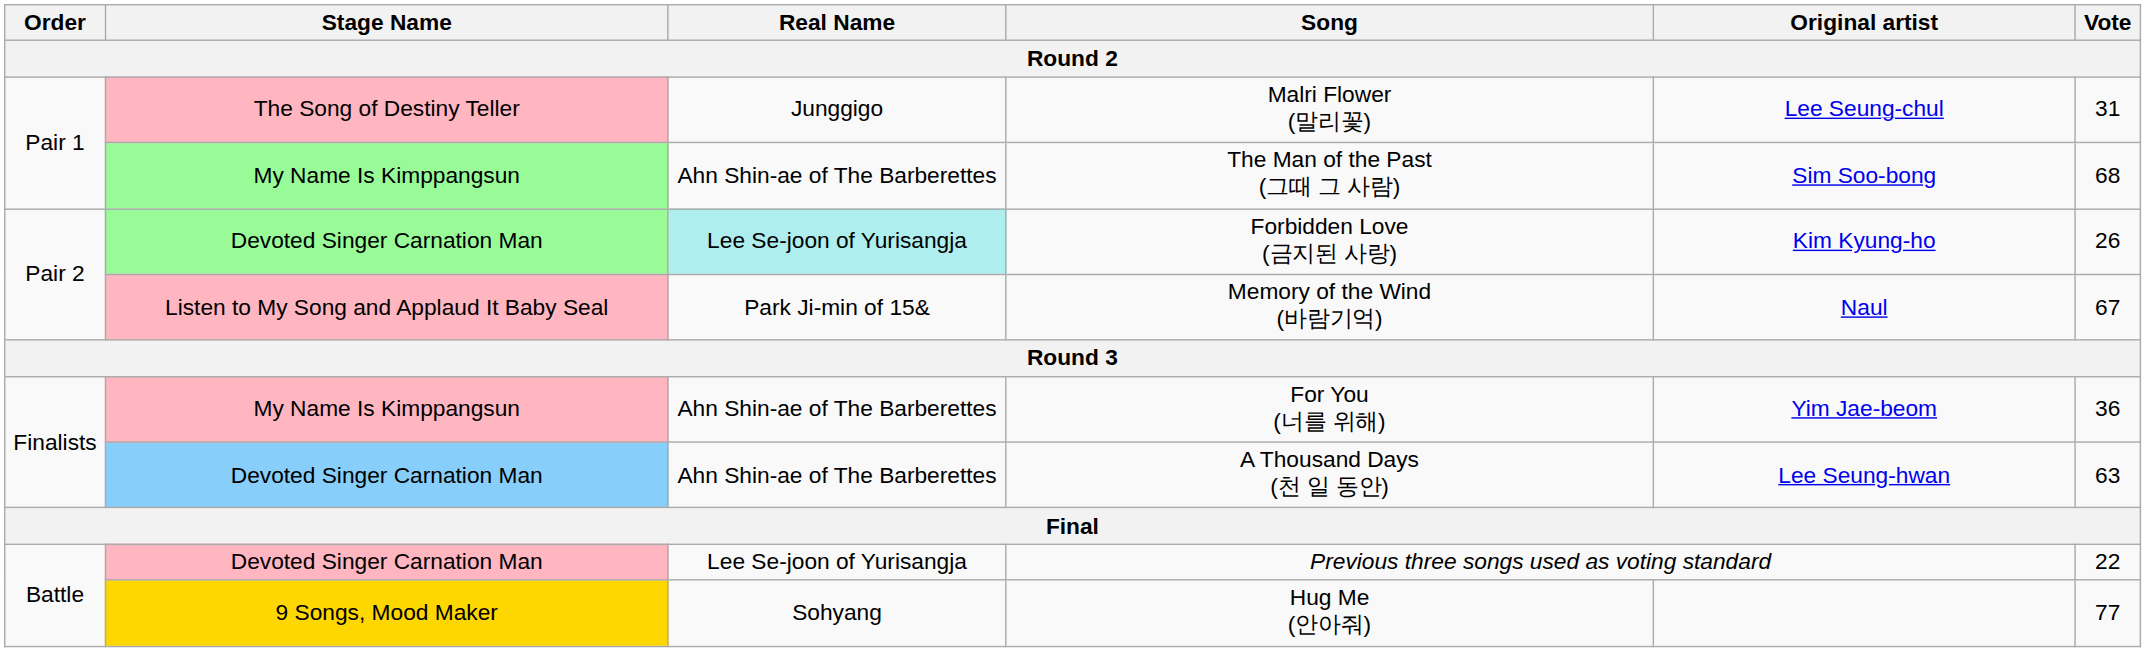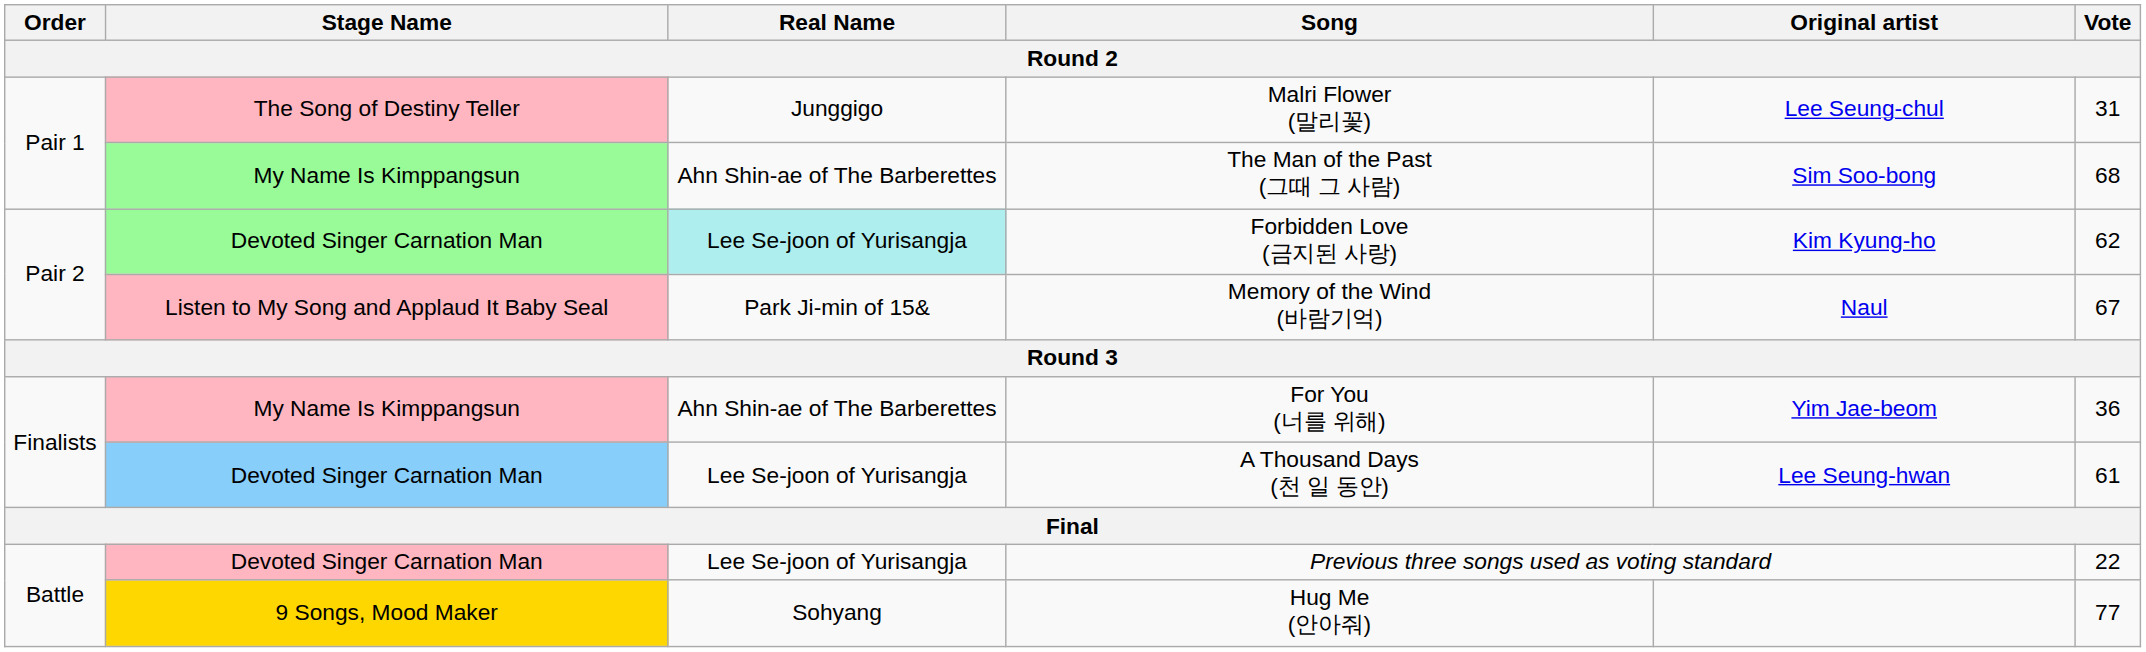(2108, 241) 26 -> (2108, 241) 62
(837, 474) Ahn Shin-ae of The Barberettes -> (837, 474) Lee Se-joon of Yurisangja
(2108, 474) 63 -> (2108, 474) 61
